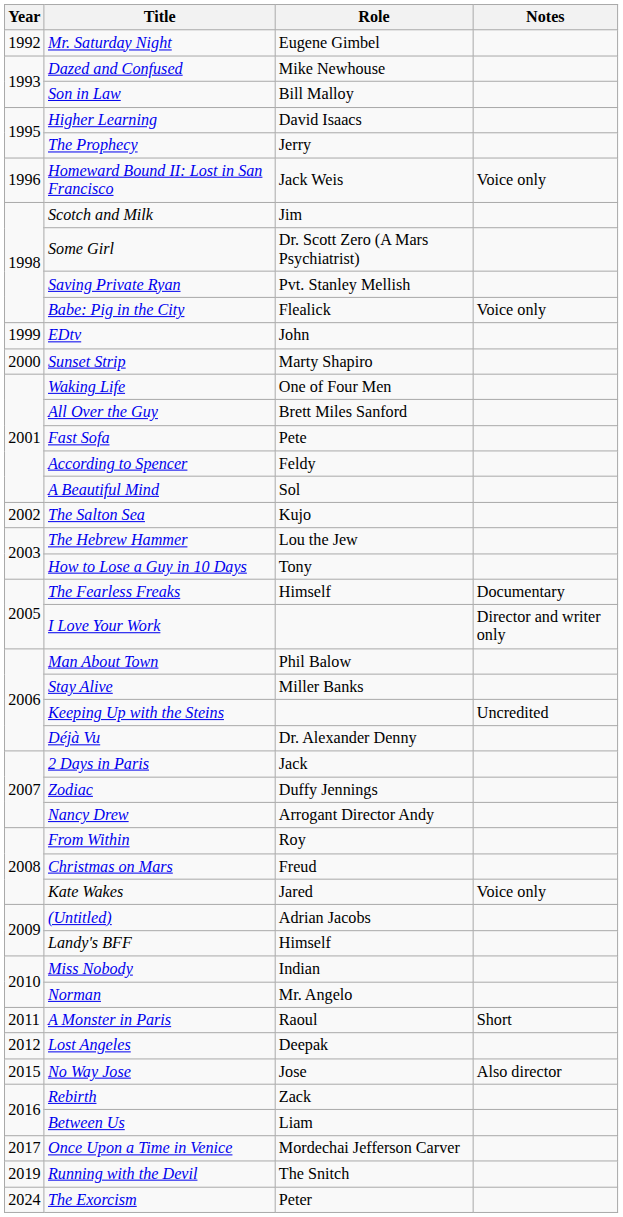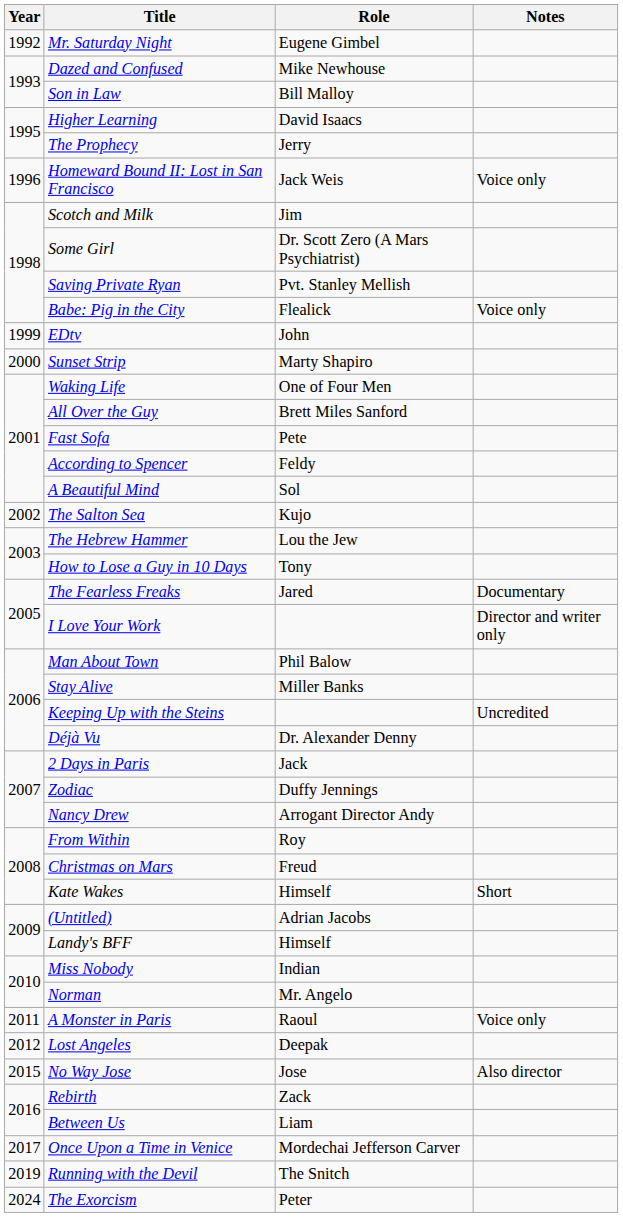(305, 591) Himself -> (296, 591) Jared
(296, 891) Jared -> (305, 891) Himself
(511, 891) Voice only -> (494, 891) Short
(494, 1020) Short -> (511, 1020) Voice only
